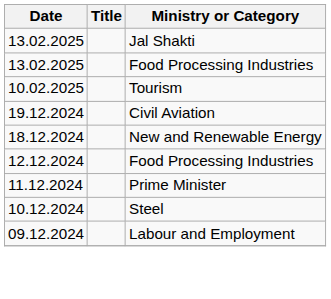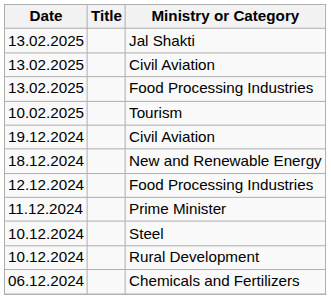+ row: (46, 64)
+ row: (46, 257)
- row: (46, 233)
+ row: (46, 281)
